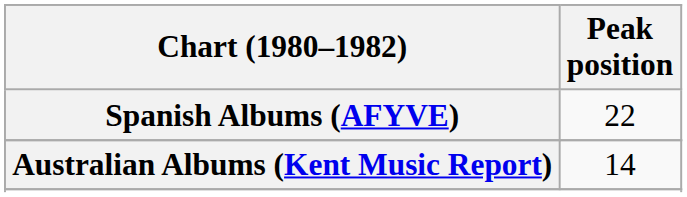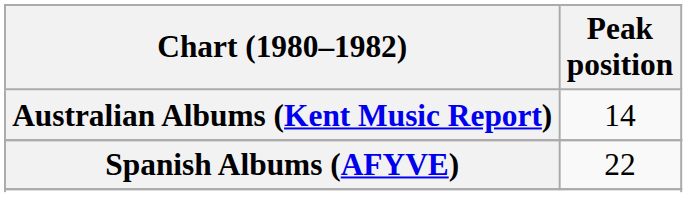rows swapped: (282, 164) <-> (282, 114)
